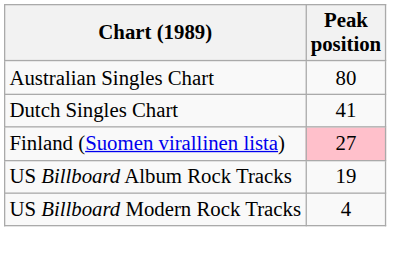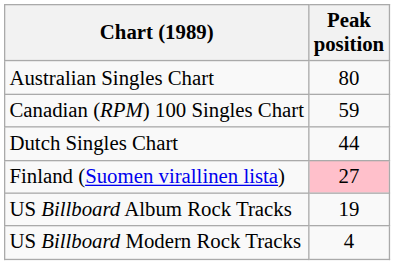+ row: (157, 110)
(346, 110) 41 -> (349, 143) 44
